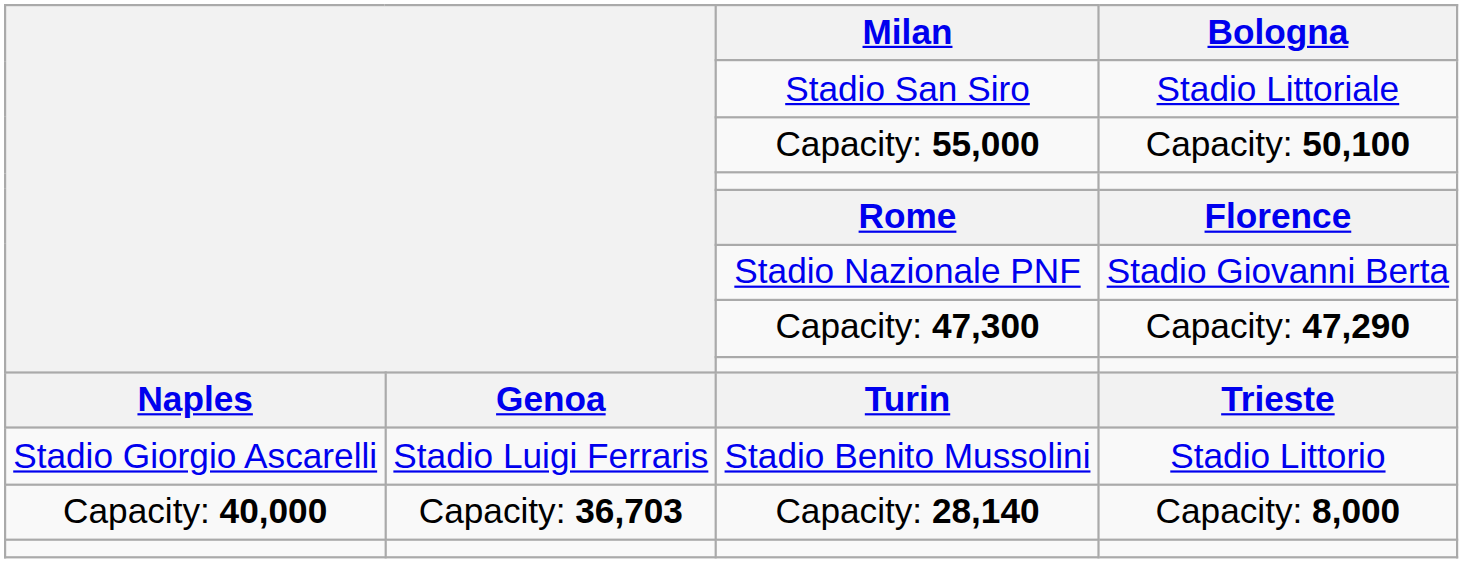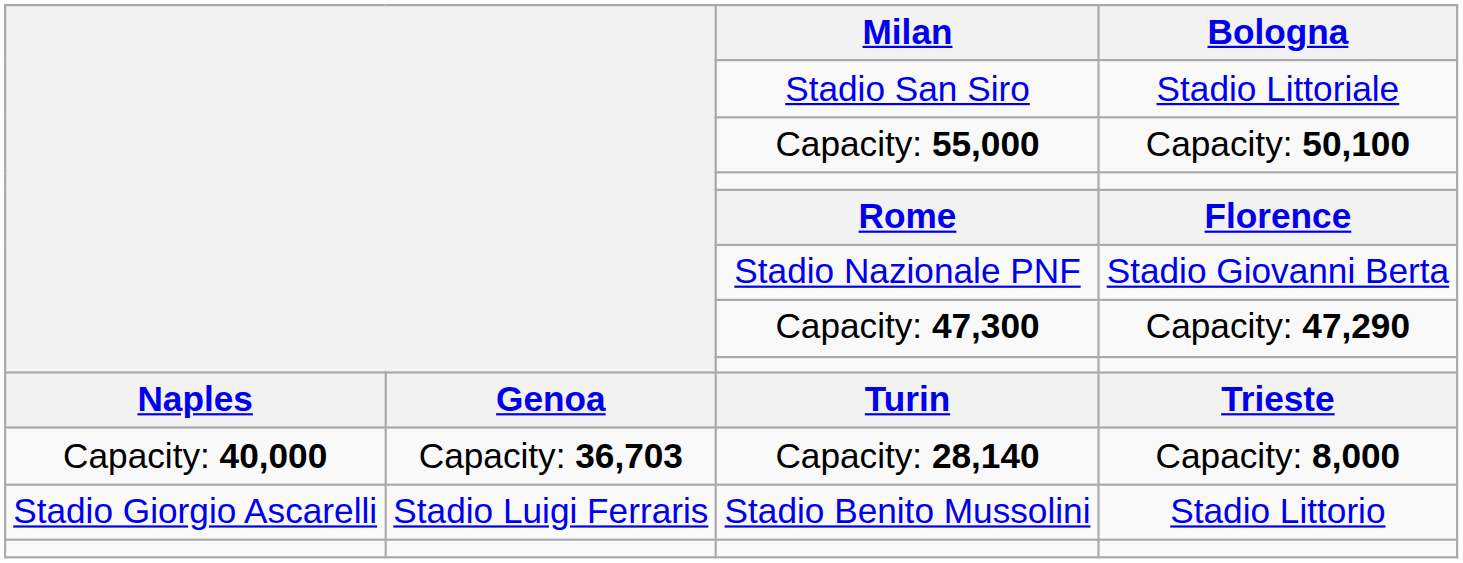rows swapped: (908, 455) <-> (907, 511)
